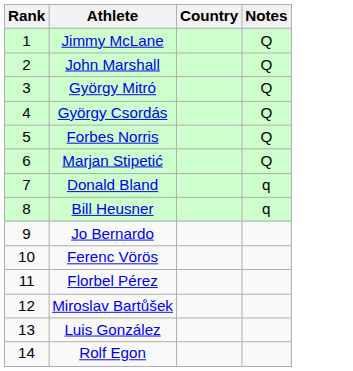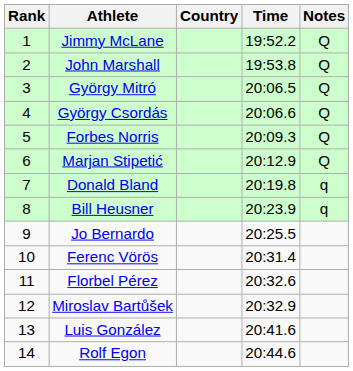+ column: (271, 16)
